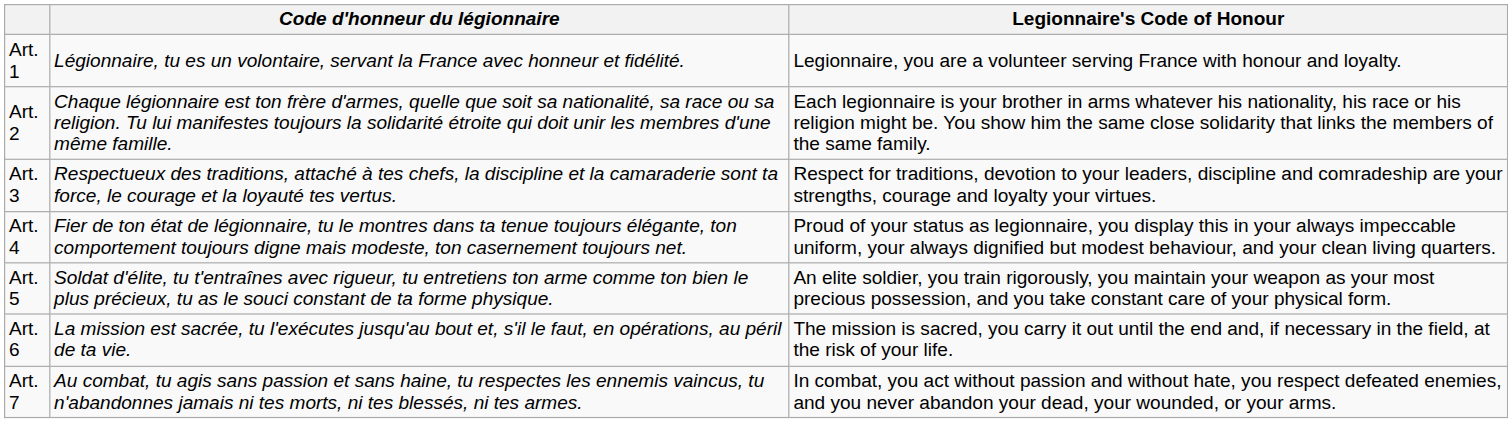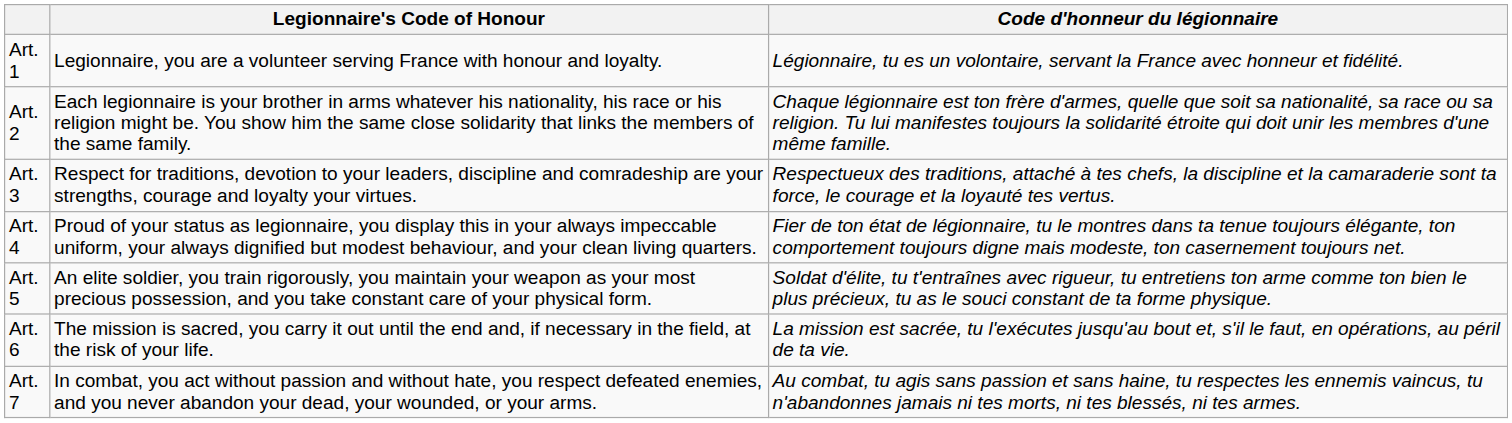columns swapped: (419, 19) <-> (1148, 19)
